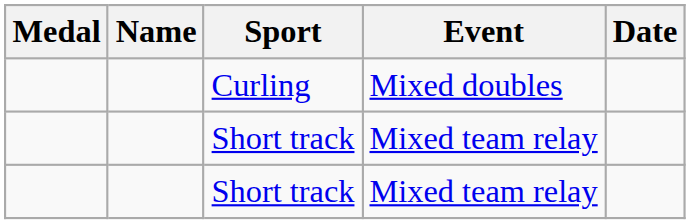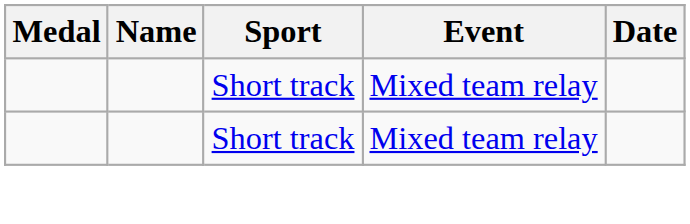- row: (261, 84)
